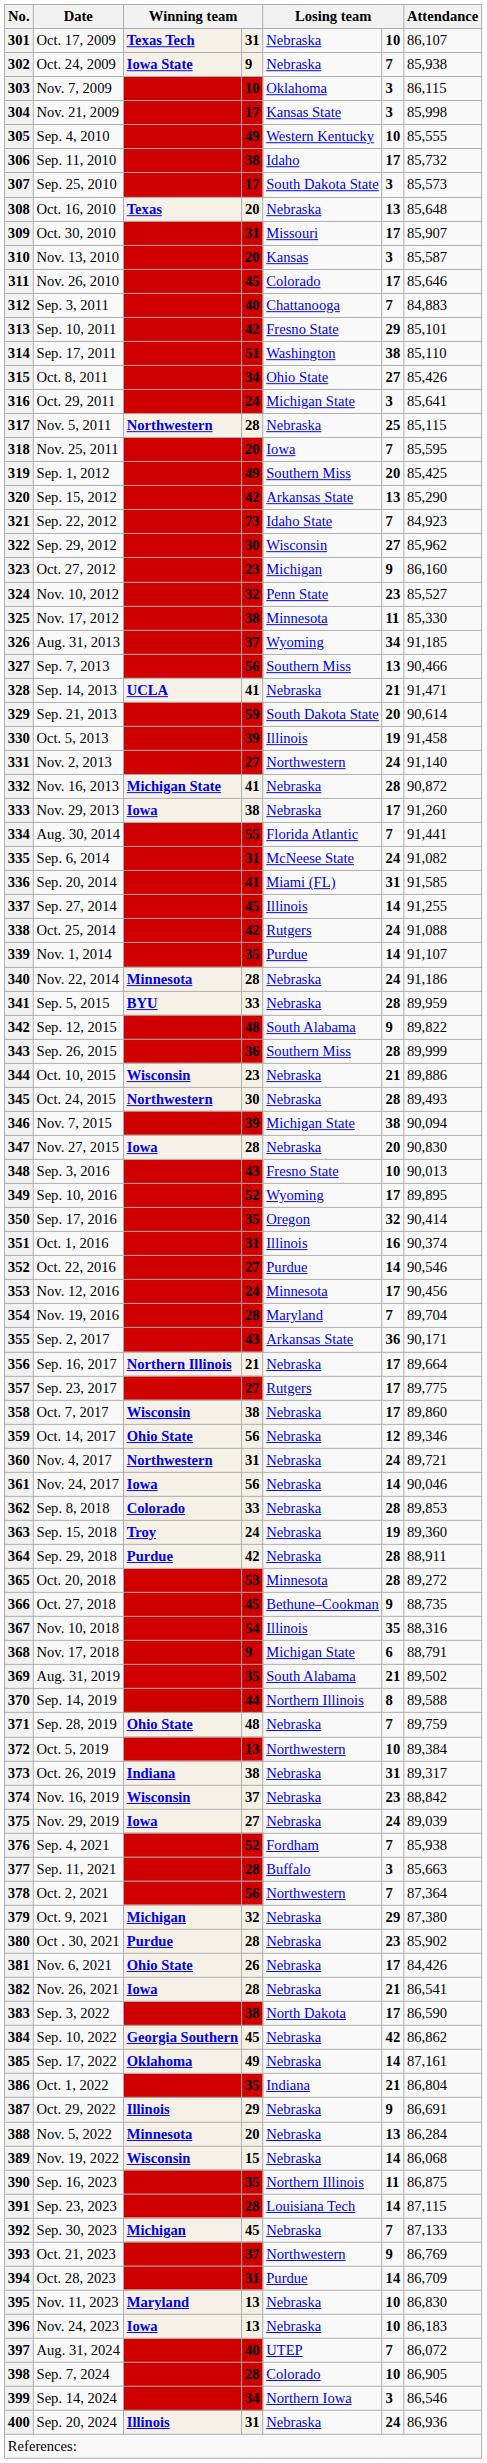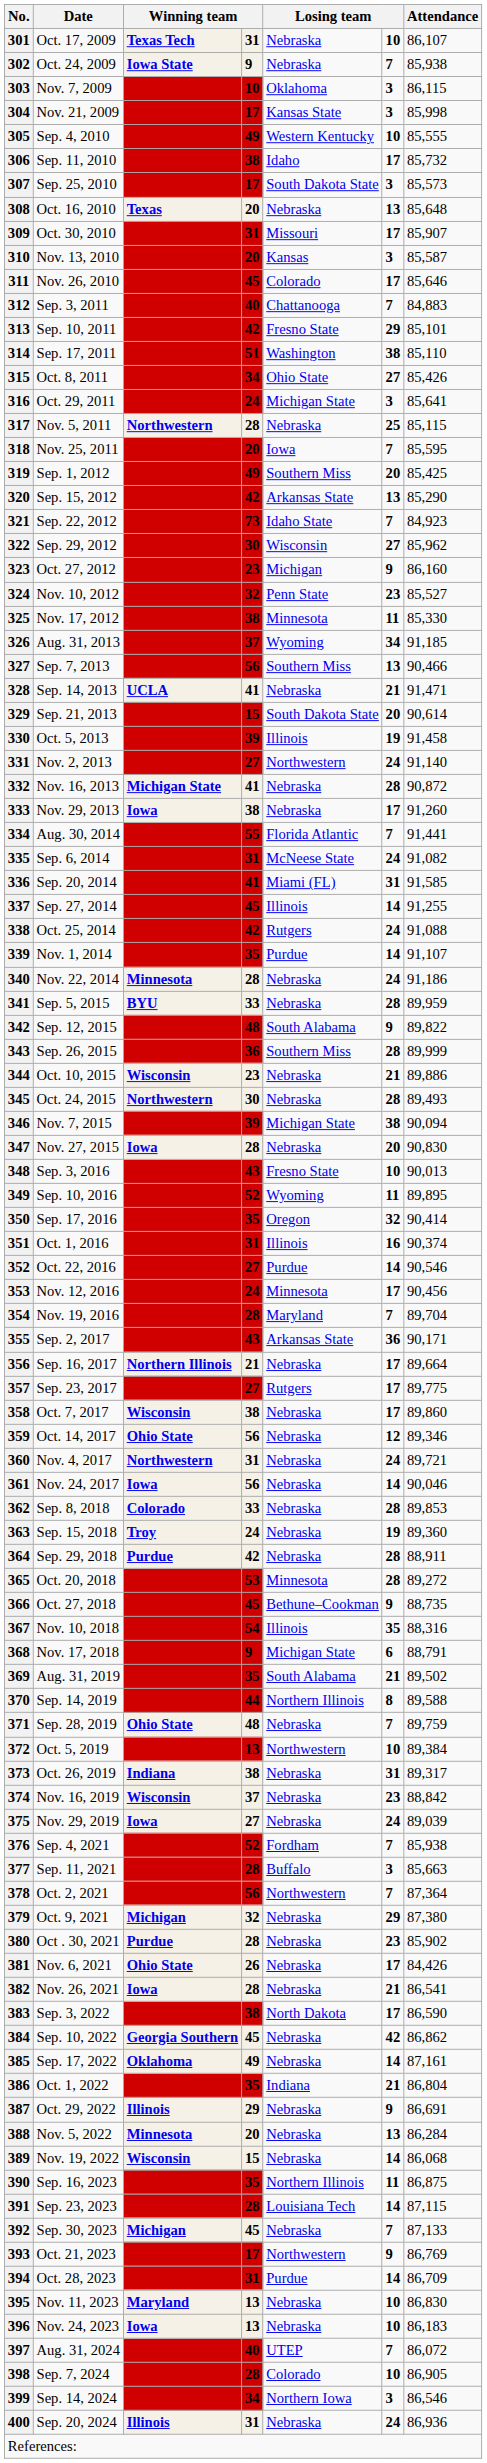(252, 714) 59 -> (252, 714) 15
(393, 1195) 17 -> (392, 1195) 11
(252, 2254) 37 -> (252, 2254) 17
